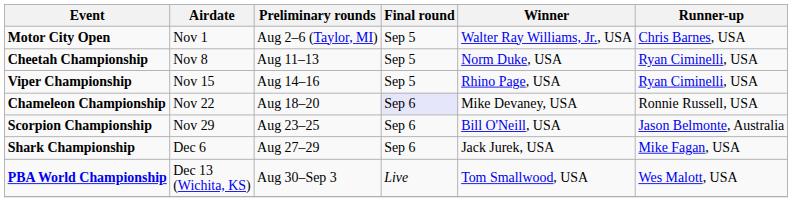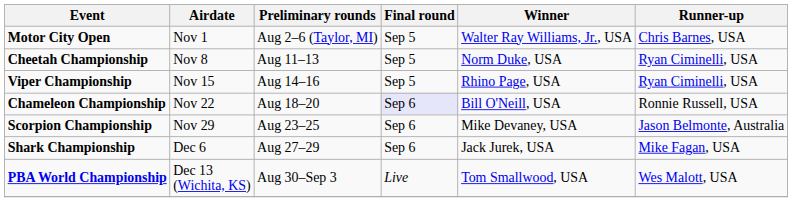(519, 103) Mike Devaney, USA -> (511, 103) Bill O'Neill, USA
(511, 125) Bill O'Neill, USA -> (519, 125) Mike Devaney, USA
